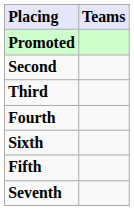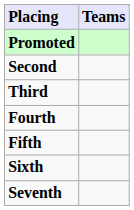rows swapped: (25, 167) <-> (26, 142)
